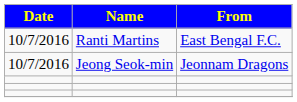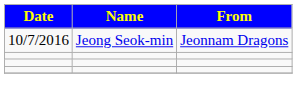- row: (117, 40)
